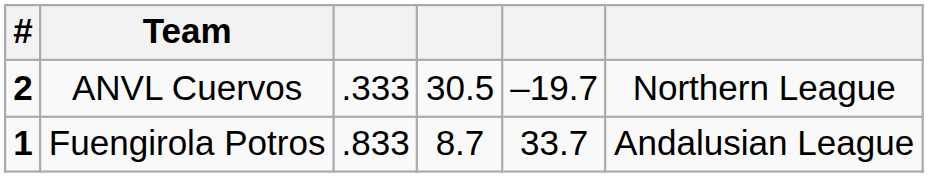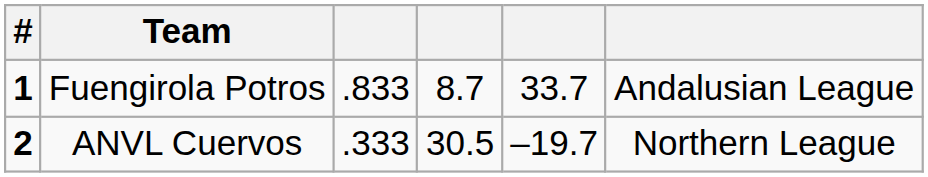rows swapped: (187, 143) <-> (187, 87)
